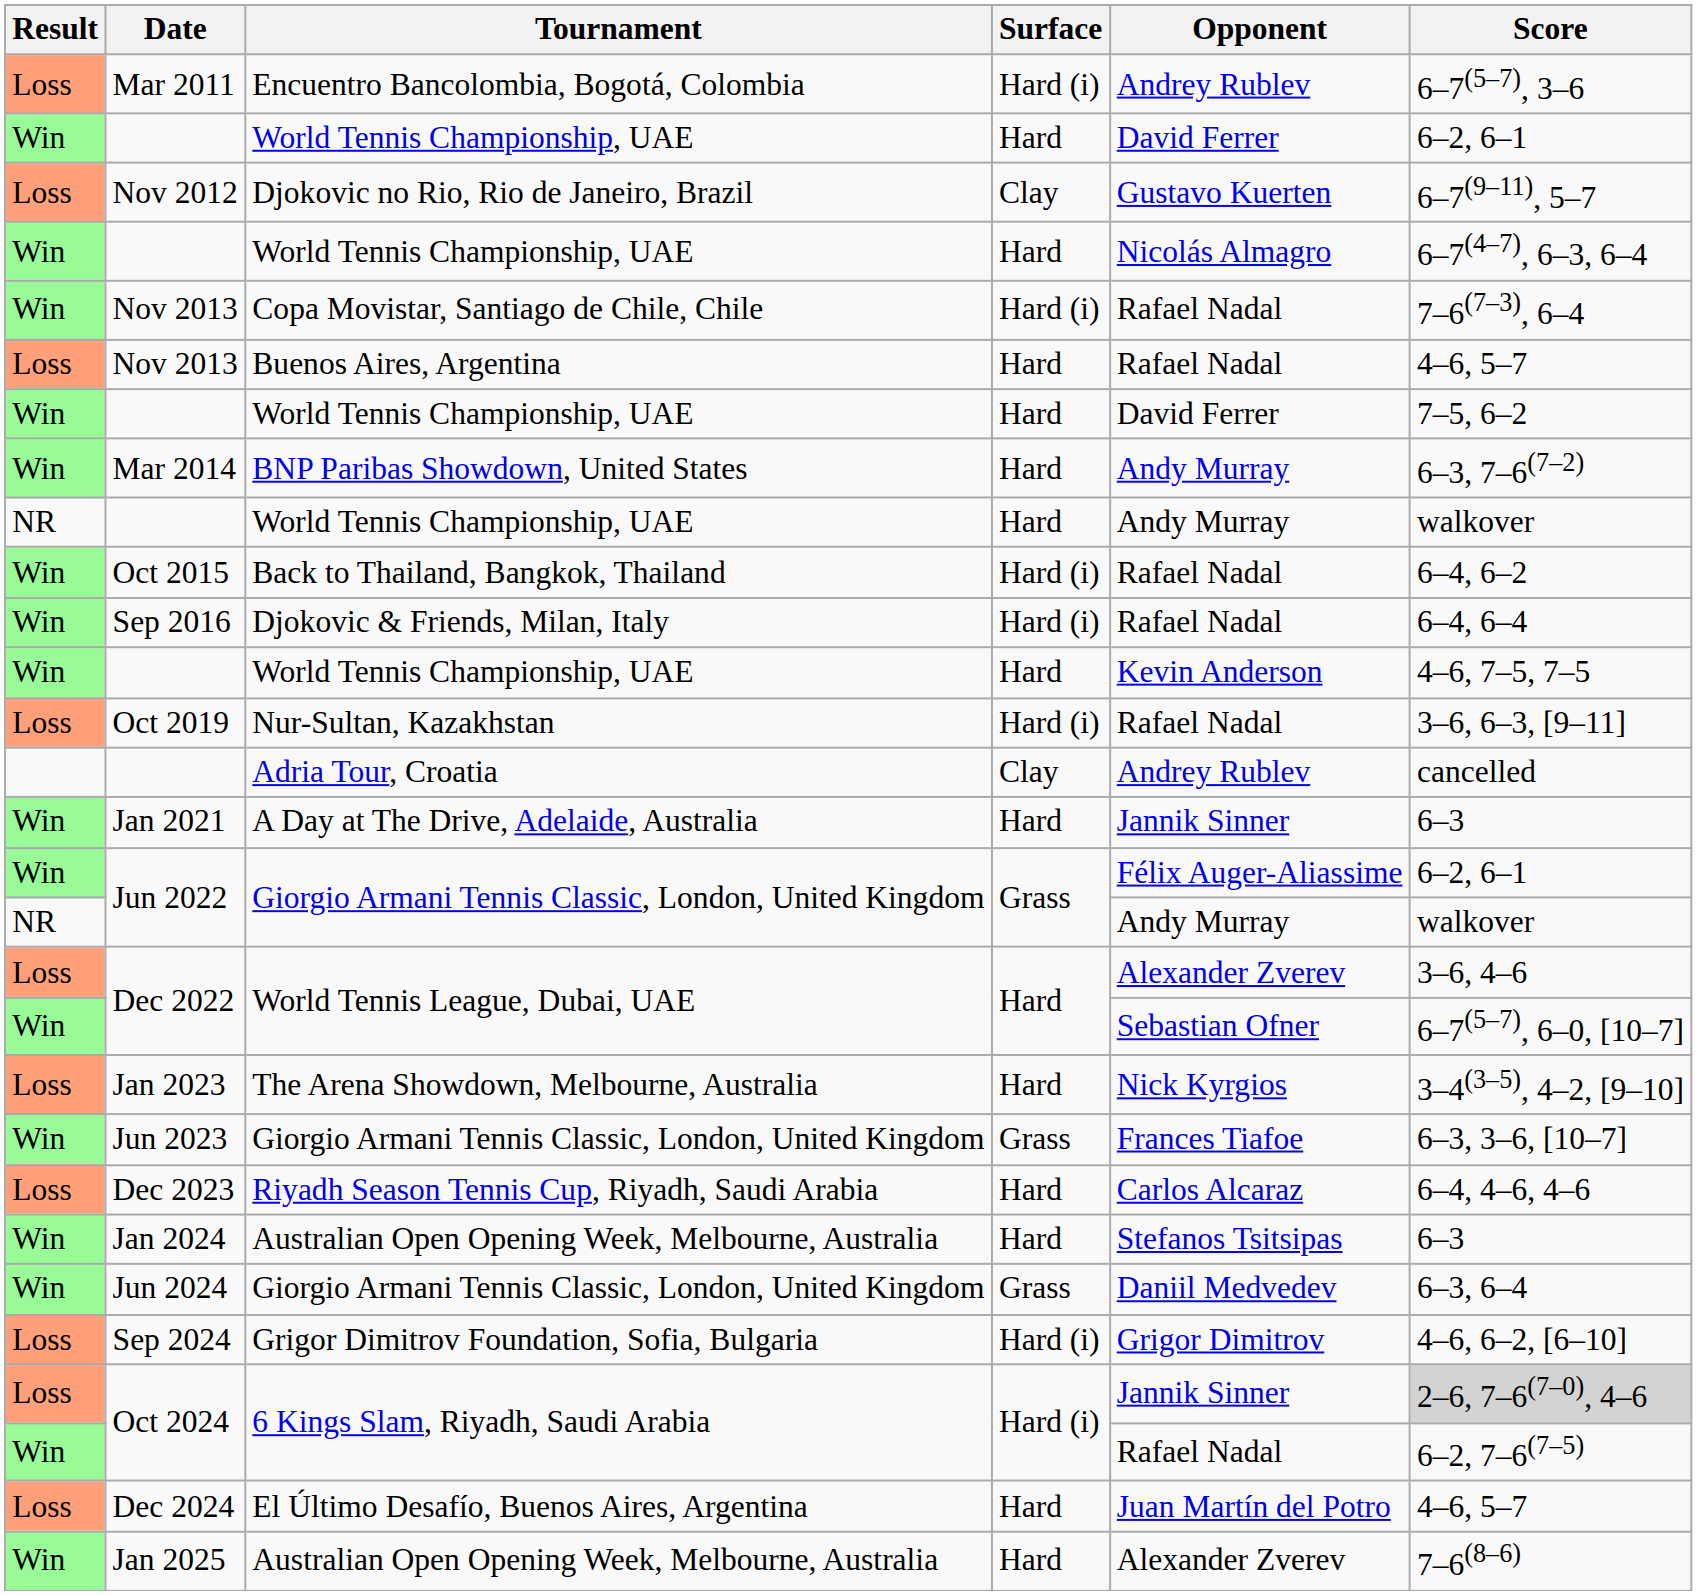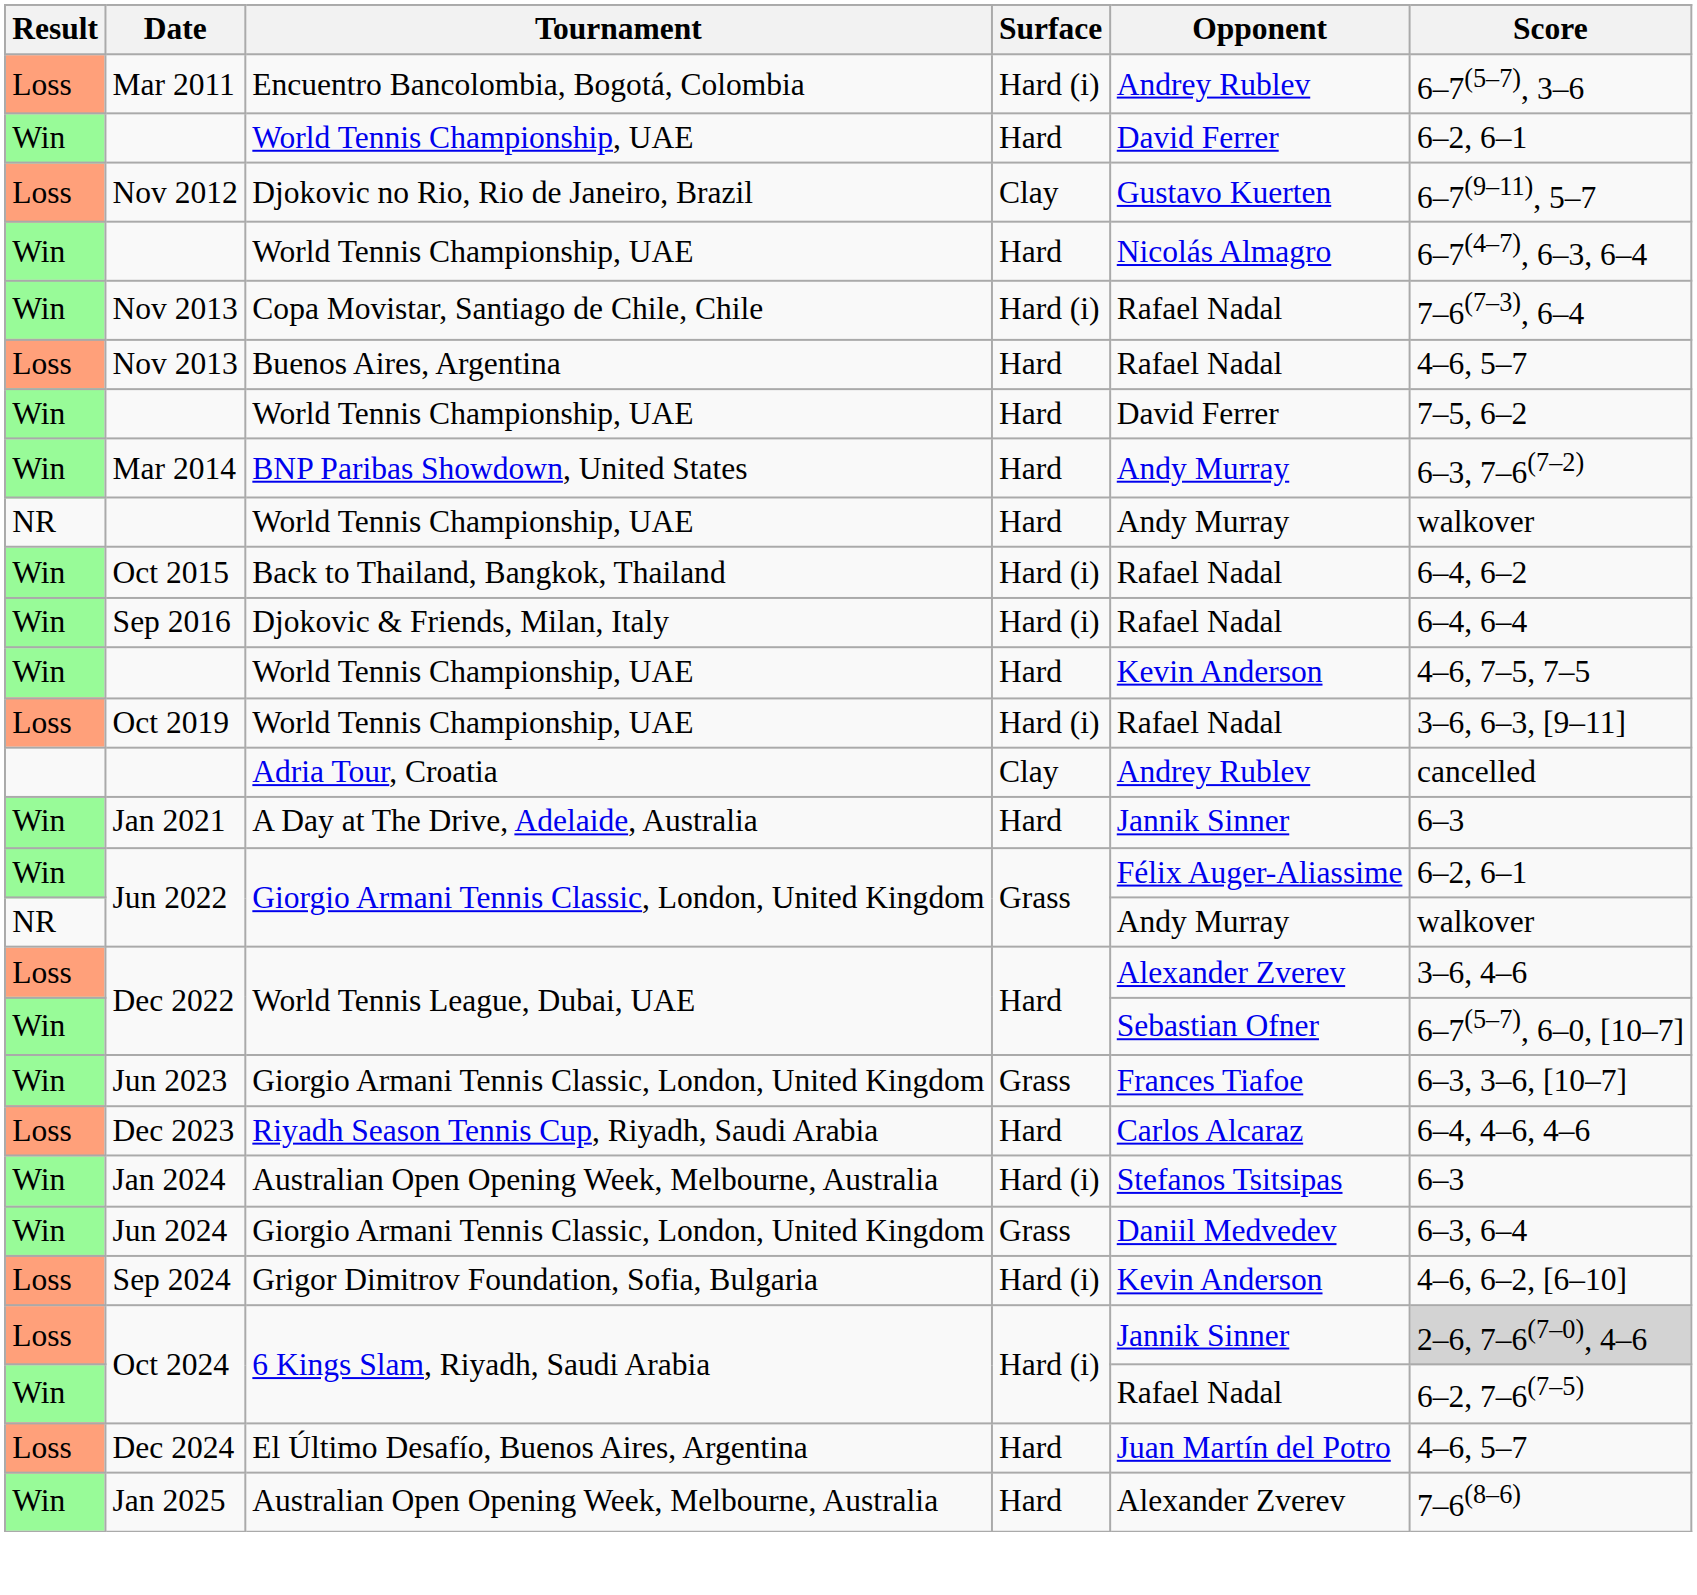(403, 721) Nur-Sultan, Kazakhstan -> (473, 721) World Tennis Championship, UAE
- row: (42, 1084)
(1030, 1238) Hard -> (1049, 1180) Hard (i)
(1221, 1338) Grigor Dimitrov -> (1220, 1280) Kevin Anderson
